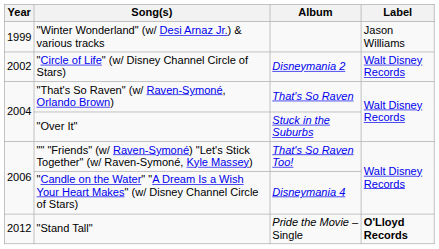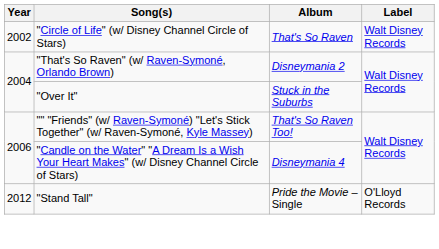- row: (139, 36)
(309, 66) Disneymania 2 -> (312, 36) That's So Raven
(313, 96) That's So Raven -> (308, 66) Disneymania 2
(386, 228) bold -> (385, 199) normal
